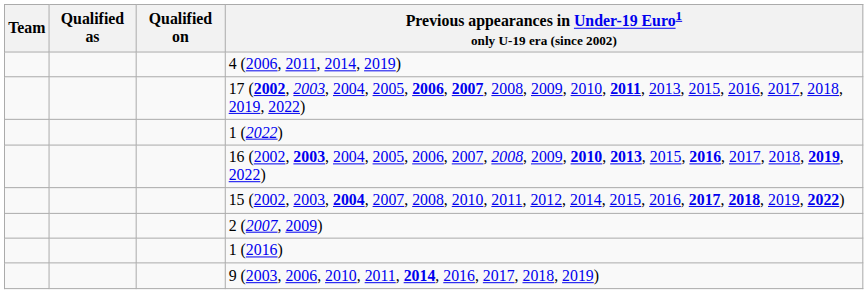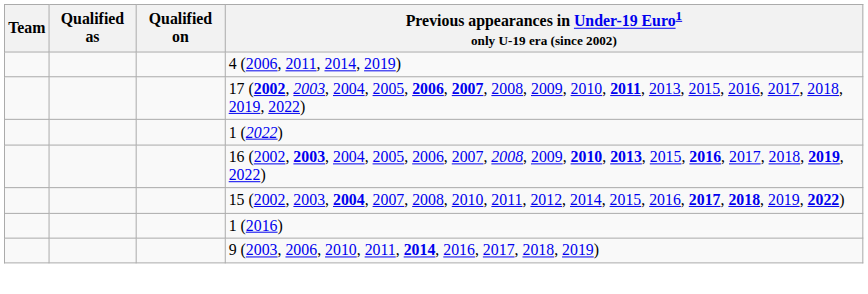- row: (276, 225)
